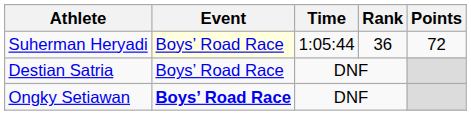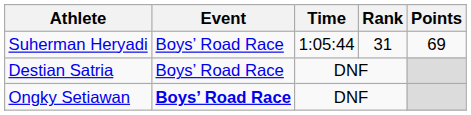(220, 45) lightyellow background -> (220, 45) no background
(383, 45) 36 -> (383, 45) 31
(437, 45) 72 -> (437, 45) 69
